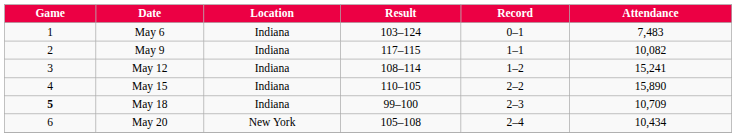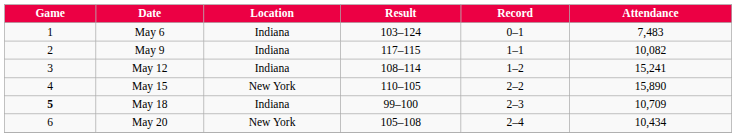(272, 86) Indiana -> (272, 86) New York
